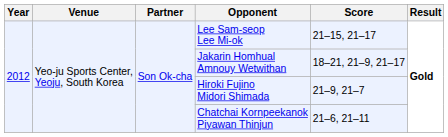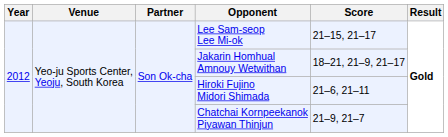(339, 91) 21–9, 21–7 -> (341, 91) 21–6, 21–11
(341, 119) 21–6, 21–11 -> (339, 119) 21–9, 21–7
